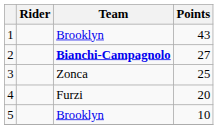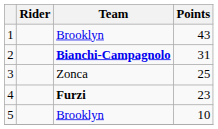(204, 54) 27 -> (204, 54) 31
(70, 94) normal -> (71, 94) bold
(204, 94) 20 -> (204, 94) 23
